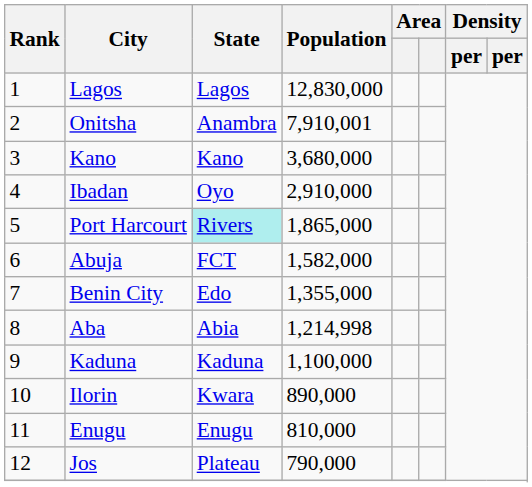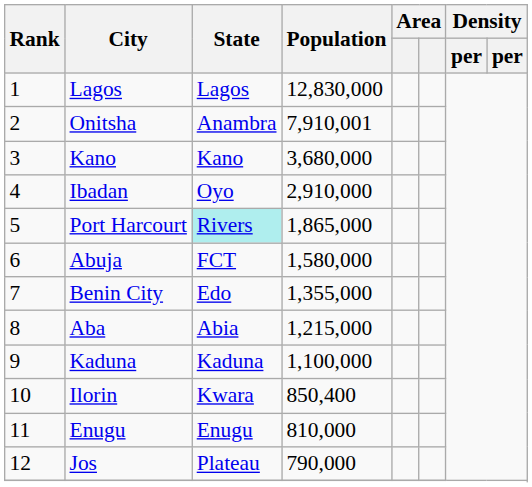(329, 259) 1,582,000 -> (329, 259) 1,580,000
(329, 327) 1,214,998 -> (329, 327) 1,215,000
(321, 395) 890,000 -> (321, 395) 850,400
